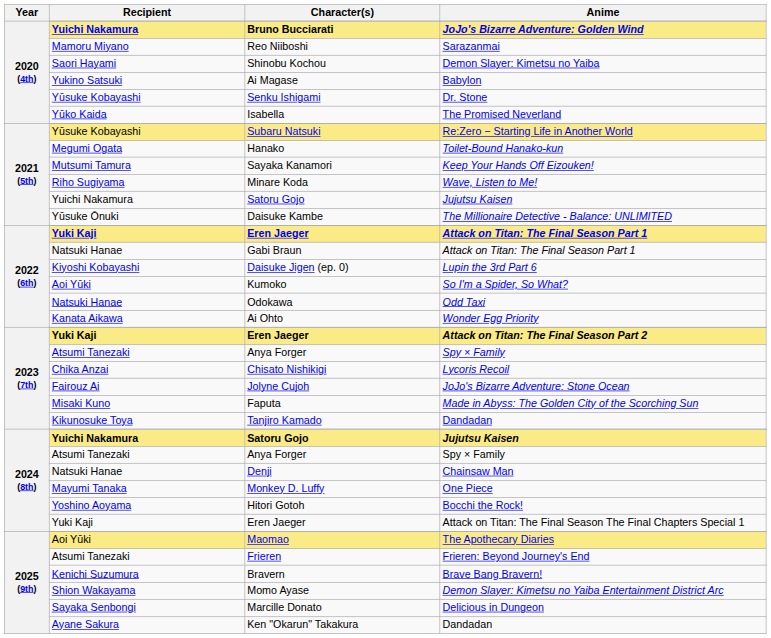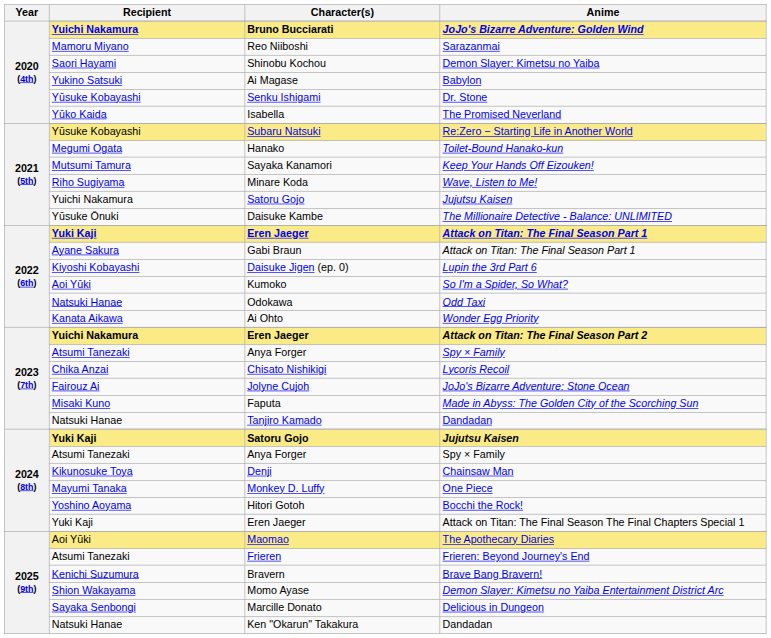(87, 251) Natsuki Hanae -> (85, 251) Ayane Sakura
(74, 336) Yuki Kaji -> (95, 336) Yuichi Nakamura
(92, 421) Kikunosuke Toya -> (87, 421) Natsuki Hanae
(95, 438) Yuichi Nakamura -> (74, 438) Yuki Kaji
(87, 472) Natsuki Hanae -> (92, 472) Kikunosuke Toya
(85, 625) Ayane Sakura -> (87, 625) Natsuki Hanae
